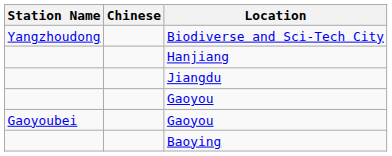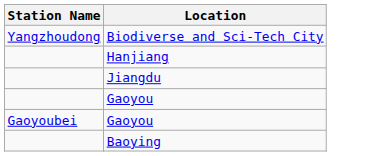- column: (134, 15)
